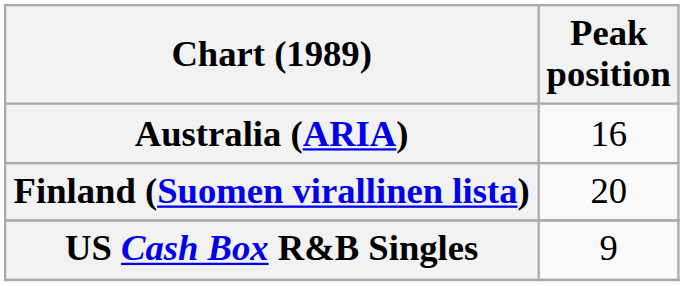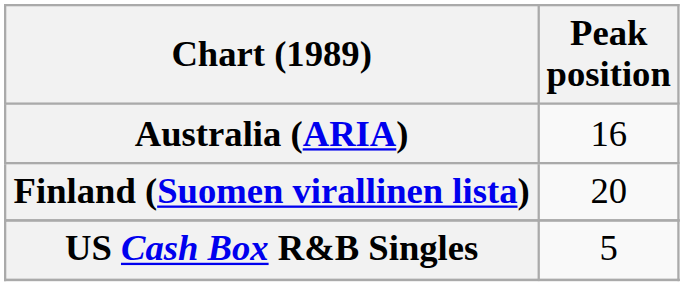(609, 249) 9 -> (609, 249) 5
